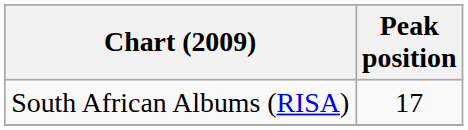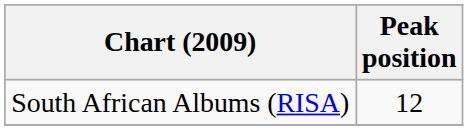(409, 102) 17 -> (409, 102) 12
